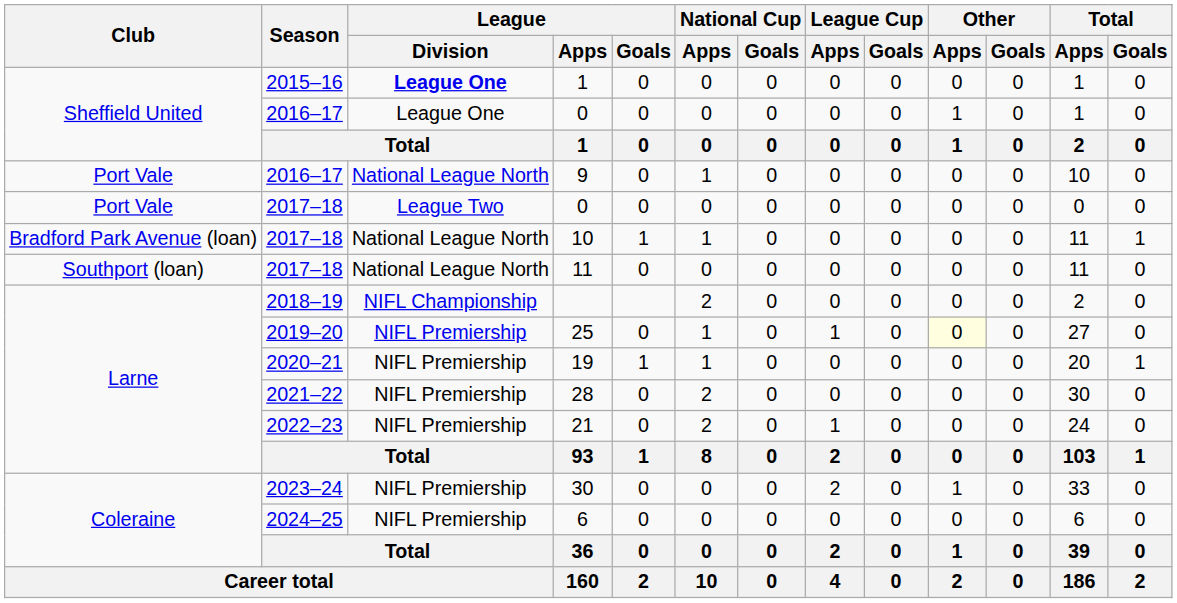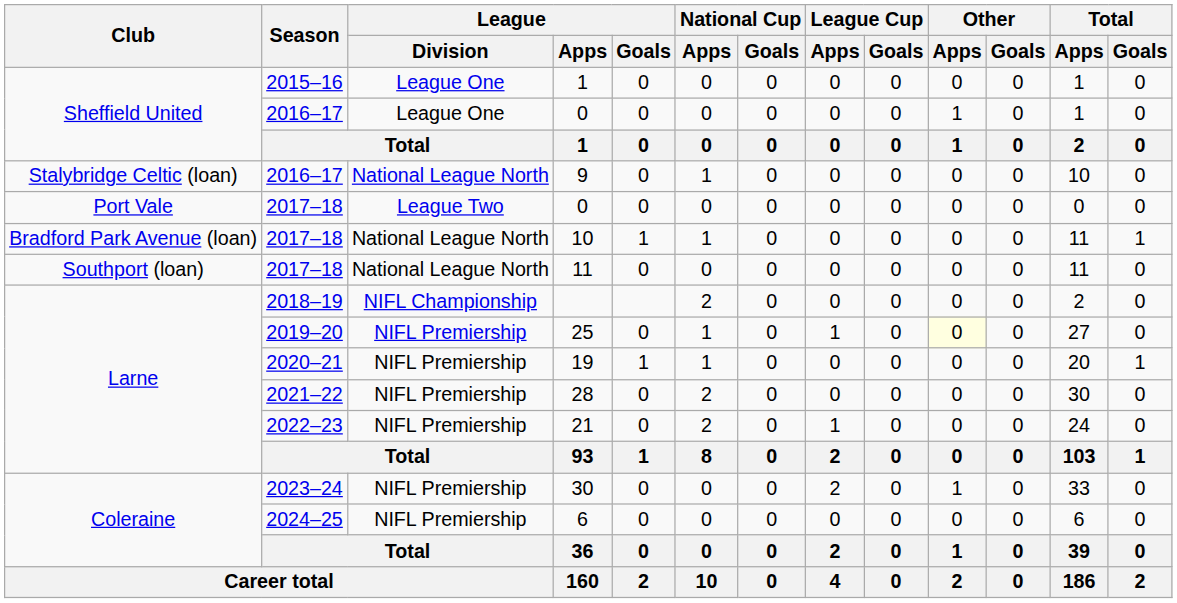(450, 82) bold -> (450, 82) normal
(133, 176) Port Vale -> (133, 176) Stalybridge Celtic (loan)
